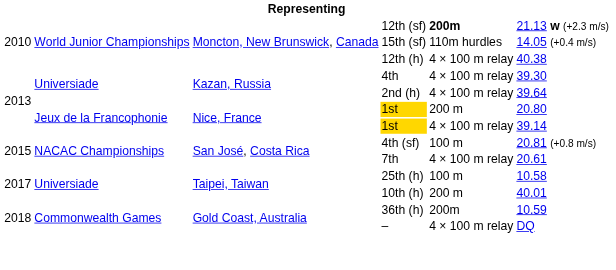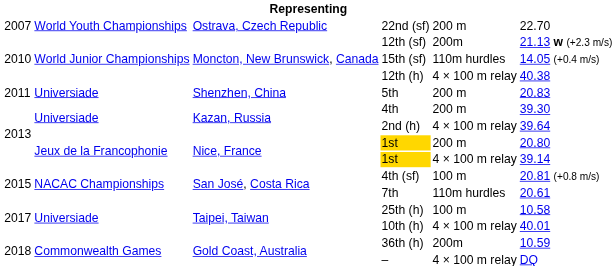+ row: (260, 25)
(445, 25) bold -> (448, 42) normal
+ row: (239, 92)
(471, 76) 4 × 100 m relay -> (449, 109) 200 m
(471, 159) 4 × 100 m relay -> (469, 193) 110m hurdles
(446, 193) 200 m -> (475, 226) 4 × 100 m relay
